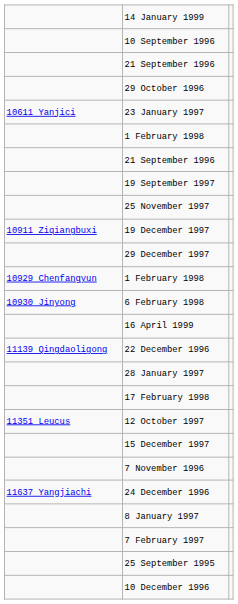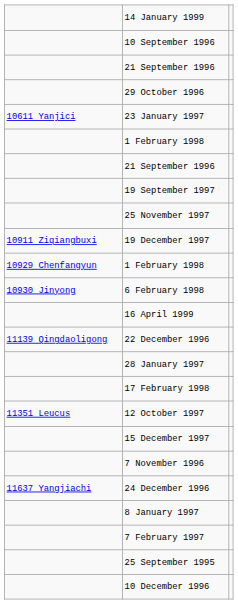- row: (63, 255)
